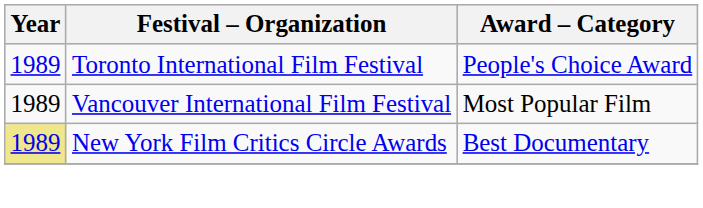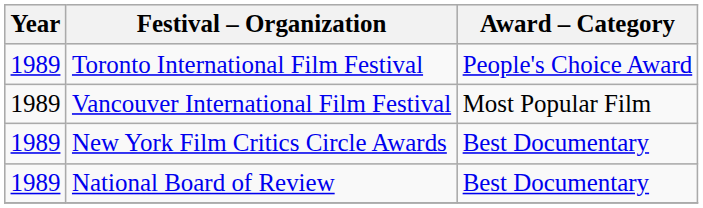(35, 143) khaki background -> (35, 143) no background
+ row: (203, 182)
